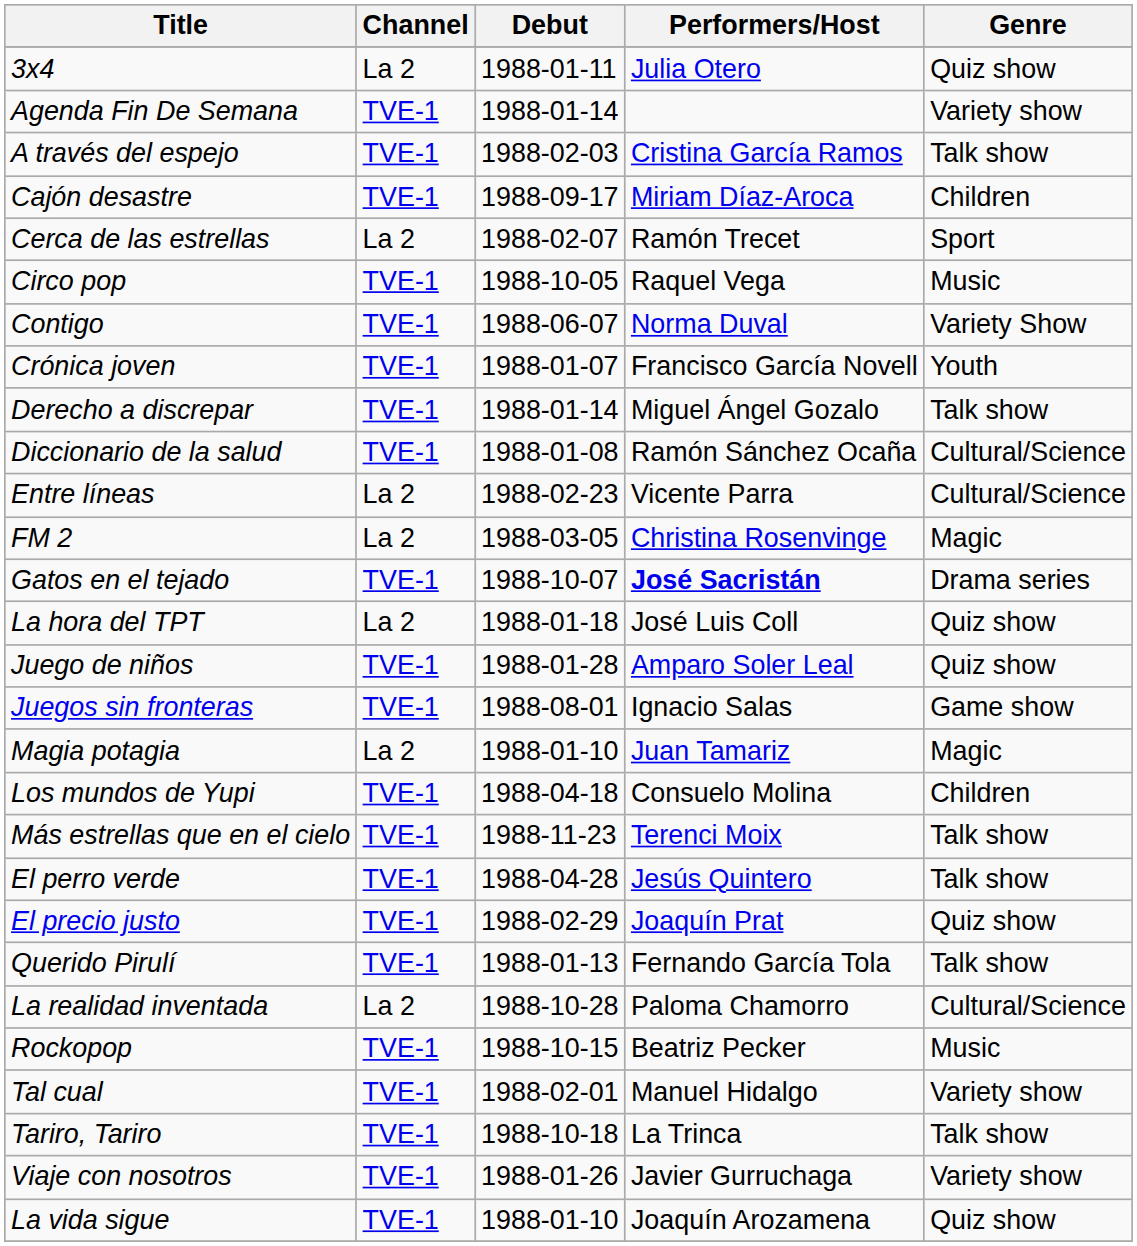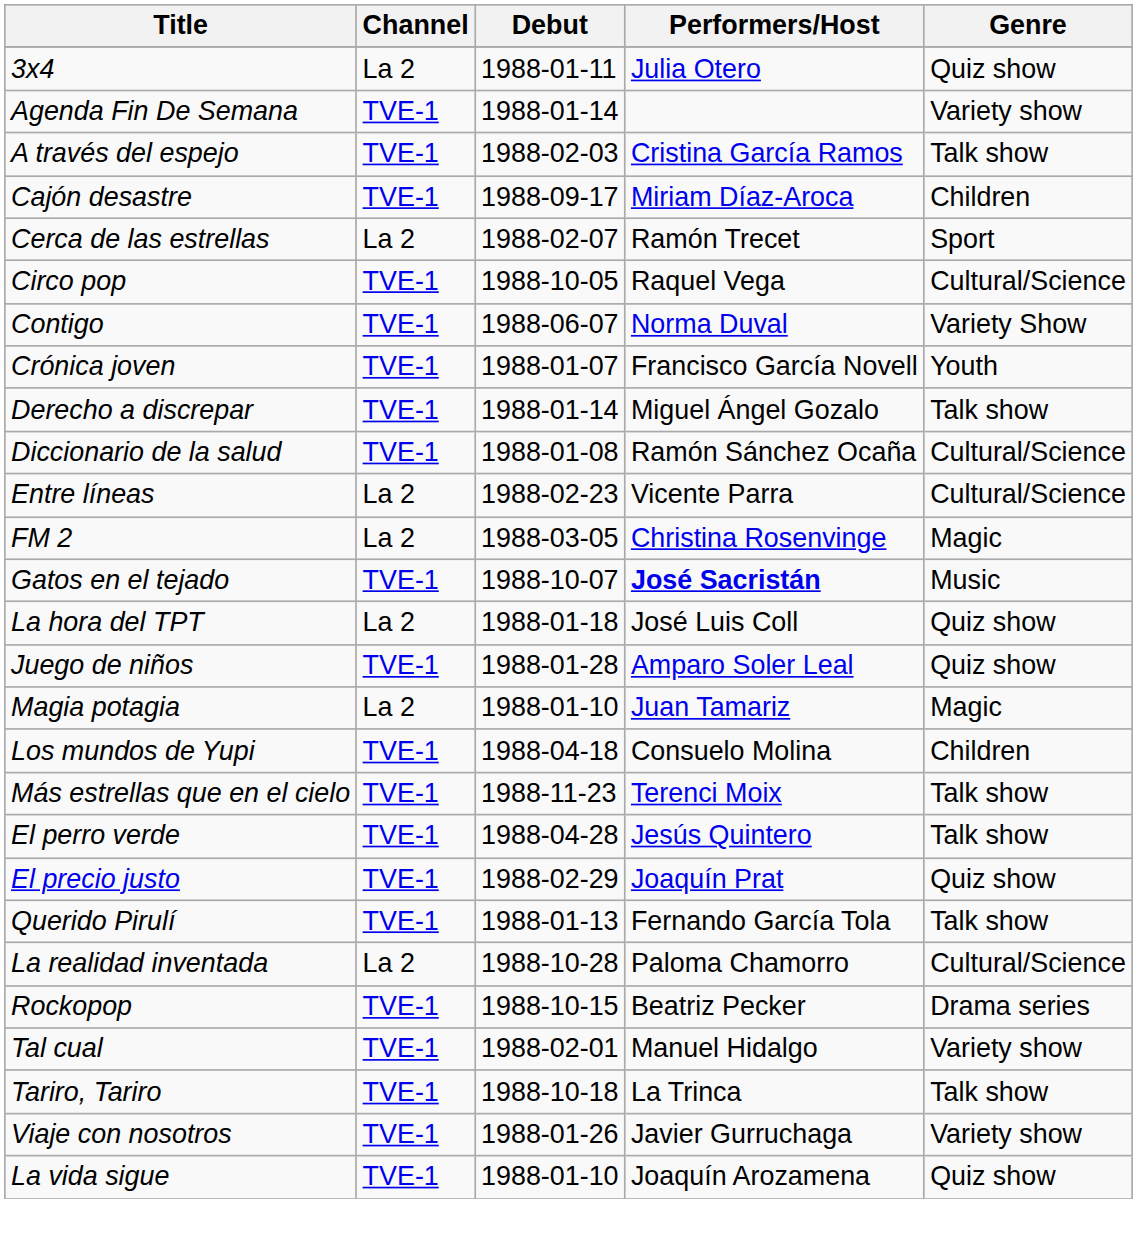(965, 281) Music -> (1028, 281) Cultural/Science
(1010, 580) Drama series -> (965, 580) Music
- row: (132, 707)
(965, 1048) Music -> (1010, 1006) Drama series
